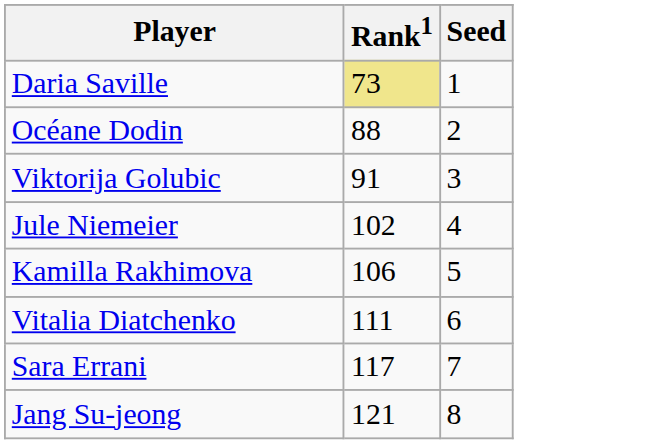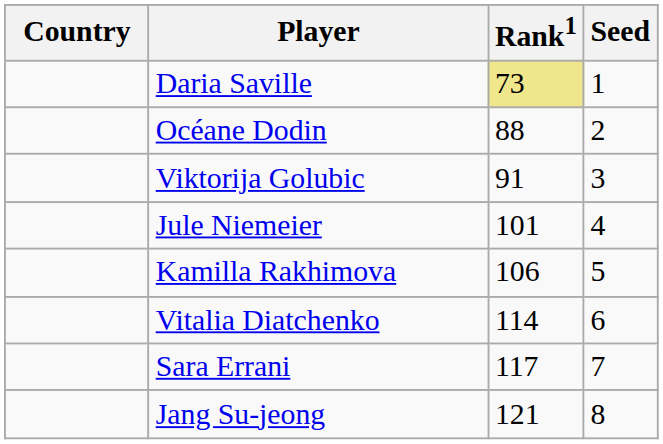+ column: (77, 32)
(373, 224) 102 -> (517, 224) 101
(372, 319) 111 -> (517, 319) 114
